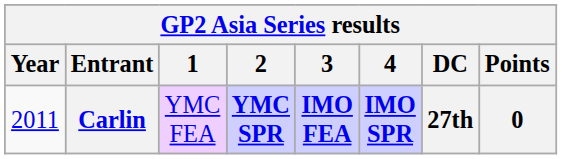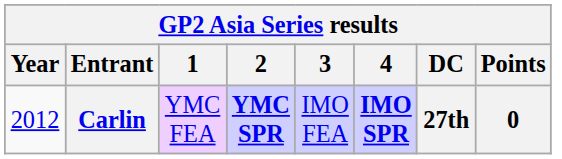(35, 118) 2011 -> (35, 118) 2012
(327, 118) bold -> (325, 118) normal
